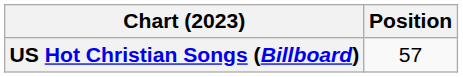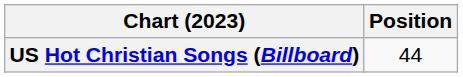(411, 54) 57 -> (411, 54) 44
